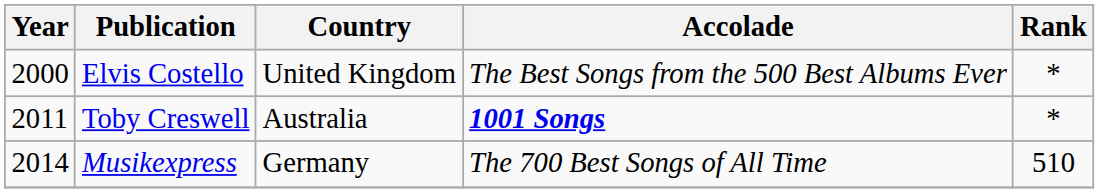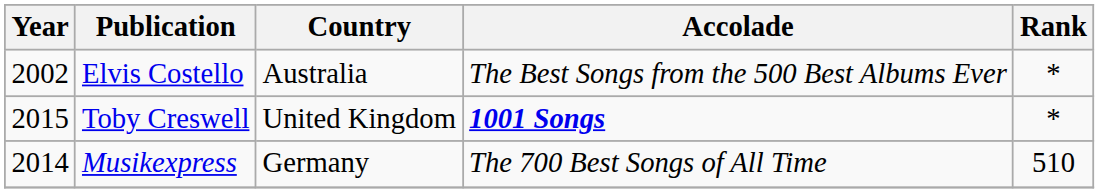(40, 72) 2000 -> (40, 72) 2002
(359, 72) United Kingdom -> (315, 72) Australia
(40, 118) 2011 -> (40, 118) 2015
(315, 118) Australia -> (359, 118) United Kingdom
